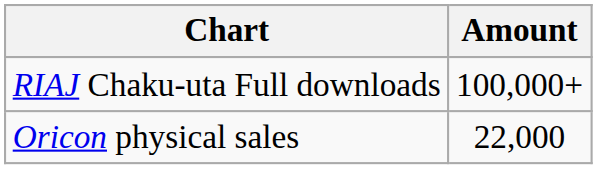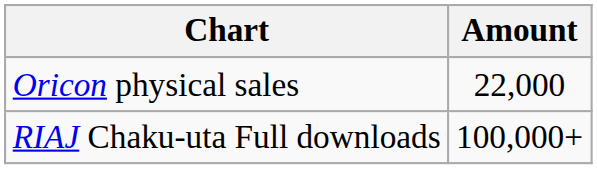rows swapped: (156, 136) <-> (227, 83)
